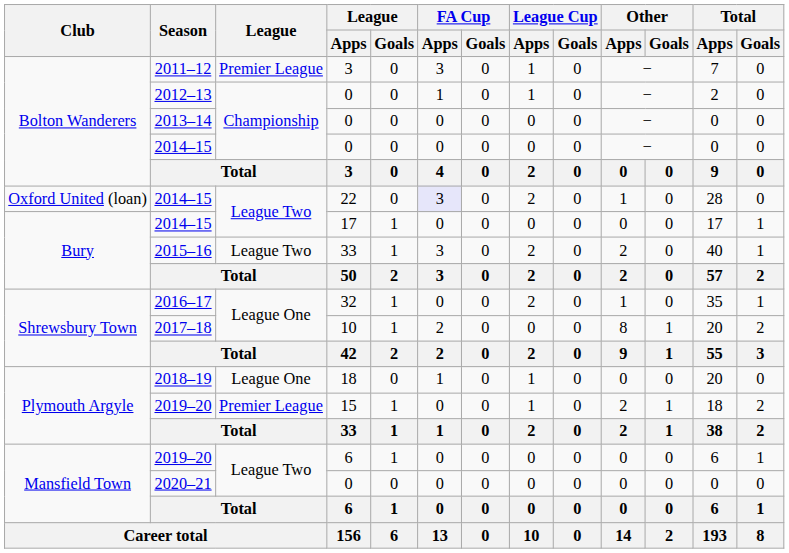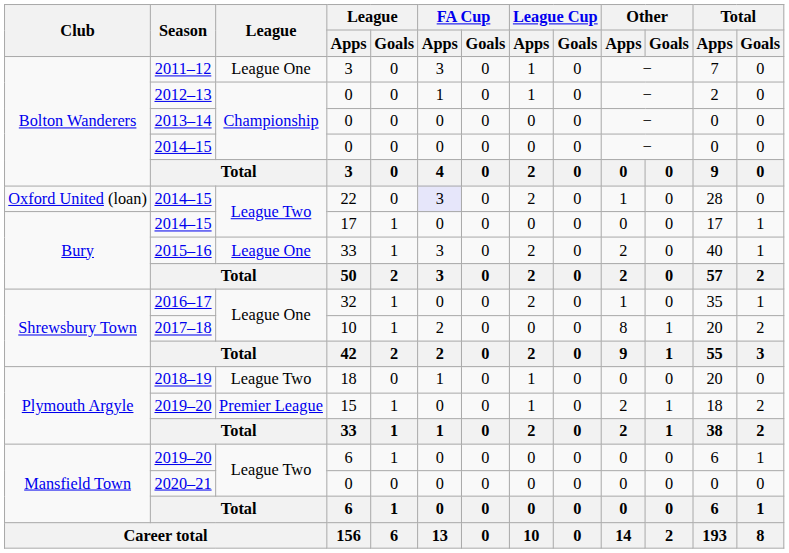(271, 69) Premier League -> (271, 69) League One
(271, 250) League Two -> (271, 250) League One
(271, 379) League One -> (271, 379) League Two
